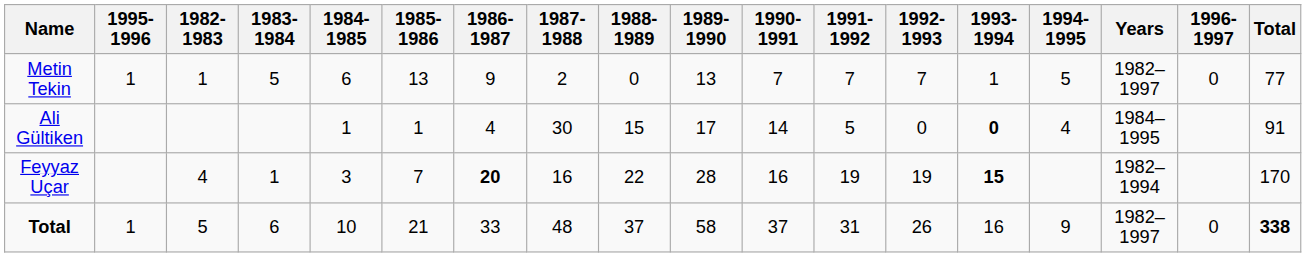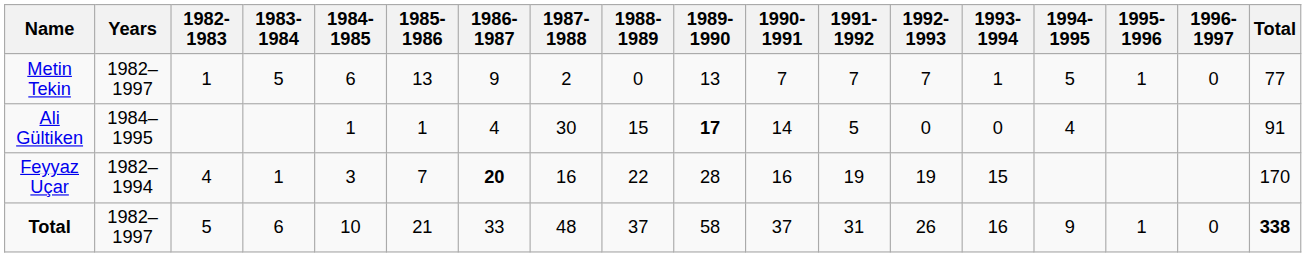columns swapped: (1140, 29) <-> (131, 29)
(706, 128) normal -> (710, 128) bold
(994, 128) bold -> (998, 128) normal
(994, 177) bold -> (998, 177) normal
